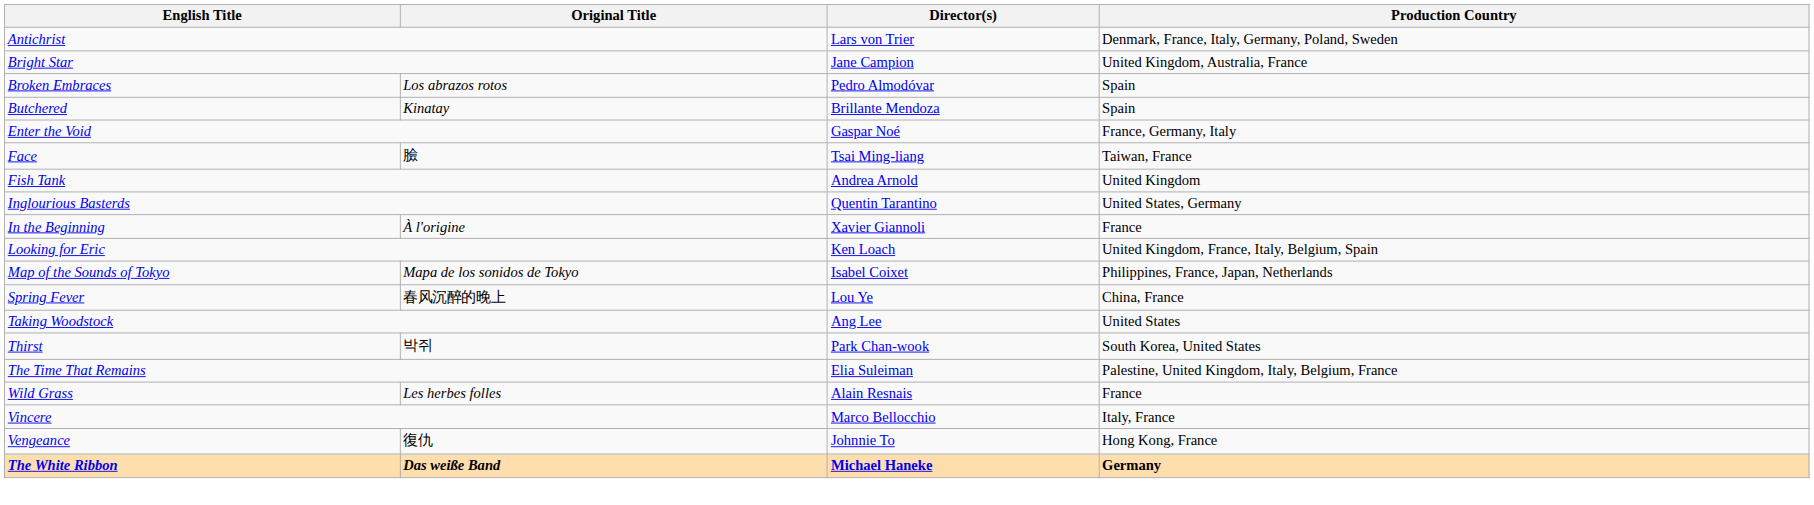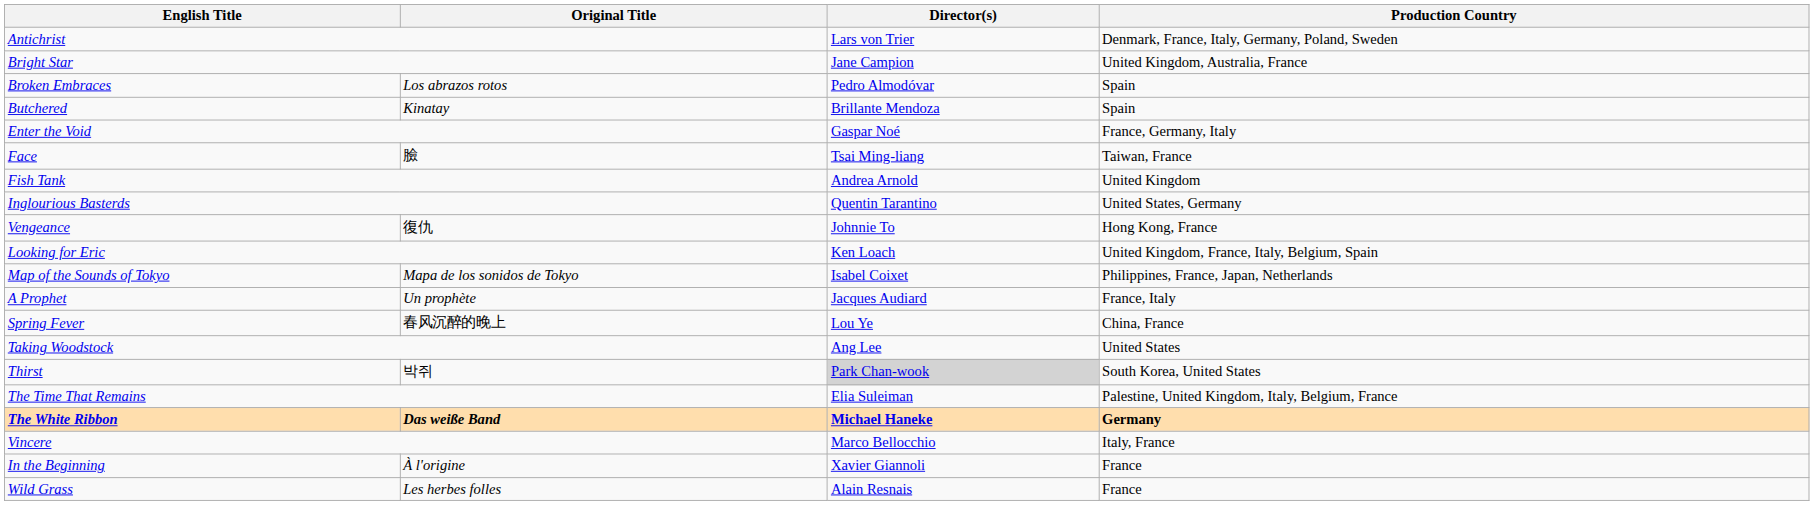rows swapped: (56, 226) <-> (39, 441)
+ row: (37, 298)
(880, 346) no background -> (880, 371) lightgrey background
rows swapped: (40, 393) <-> (63, 465)
